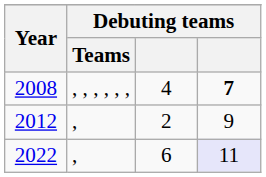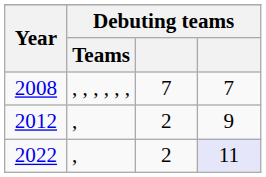(166, 88) 4 -> (166, 88) 7
(229, 88) bold -> (229, 88) normal
(166, 155) 6 -> (166, 155) 2
